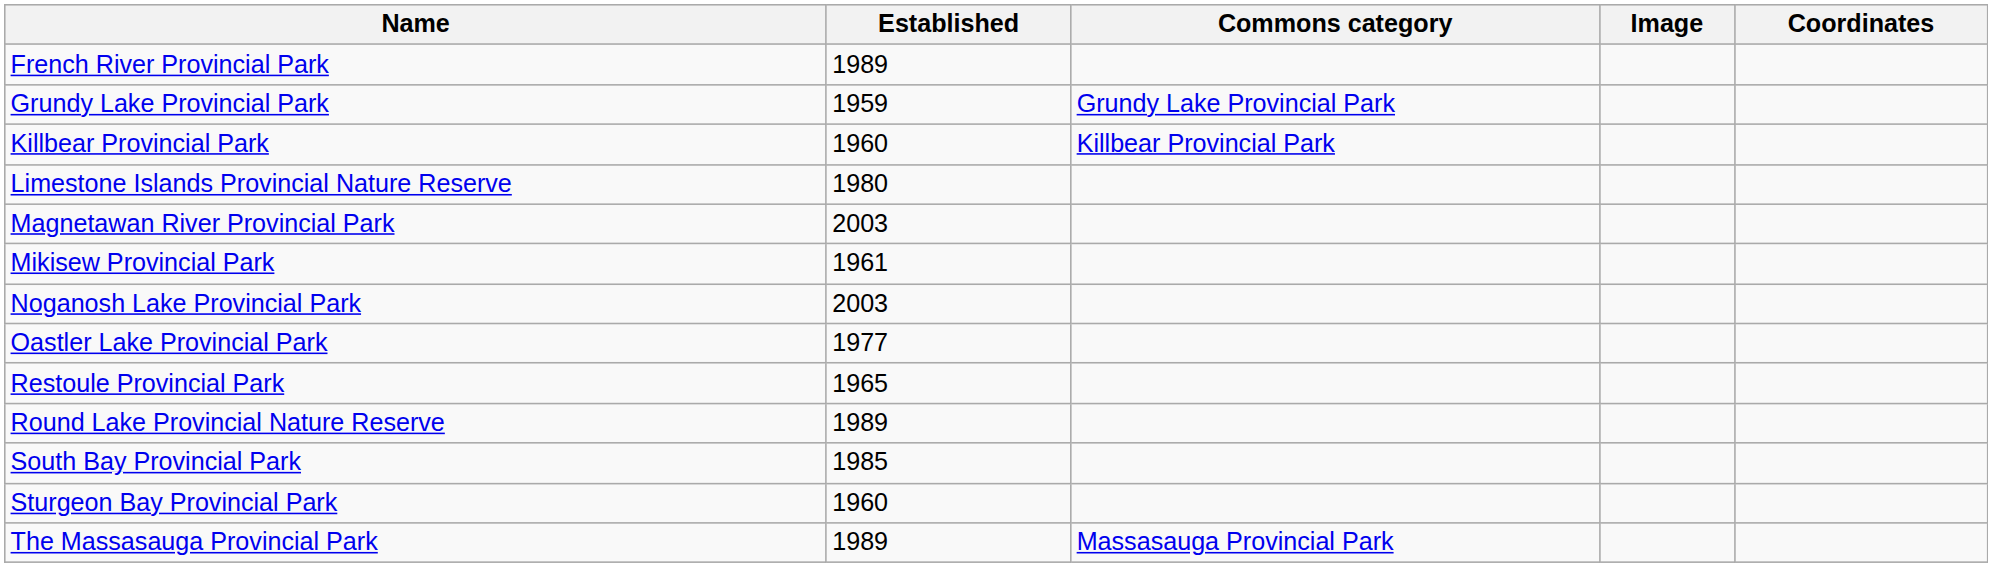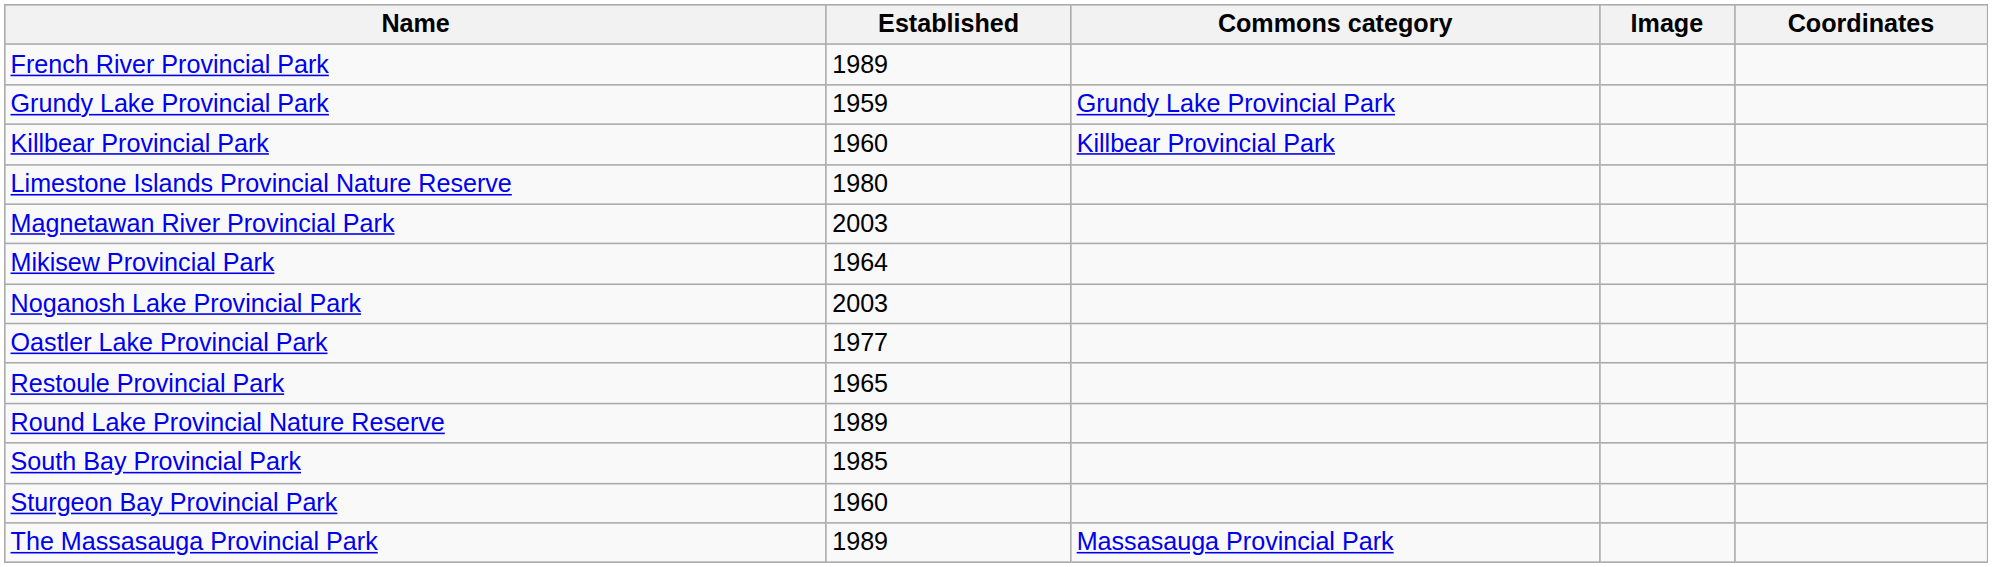(860, 263) 1961 -> (860, 263) 1964
